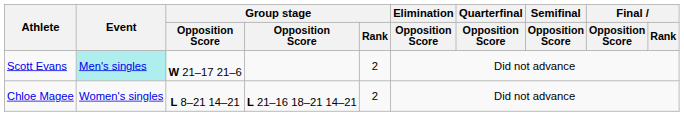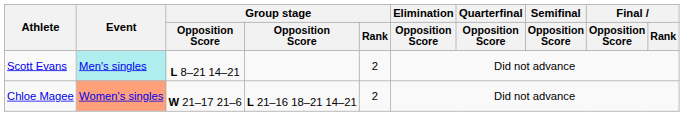(205, 72) W 21–17 21–6 -> (205, 72) L 8–21 14–21
(121, 96) no background -> (121, 96) lightsalmon background
(205, 103) L 8–21 14–21 -> (205, 103) W 21–17 21–6
